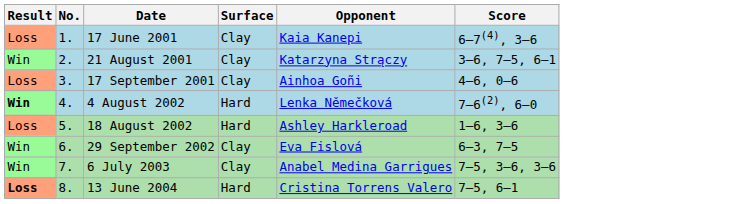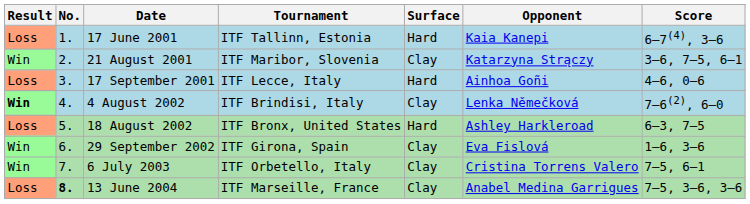+ column: (311, 15)
(236, 37) Clay -> (422, 37) Hard
(236, 80) Clay -> (422, 80) Hard
(236, 103) Hard -> (422, 103) Clay
(488, 125) 1–6, 3–6 -> (675, 125) 6–3, 7–5
(488, 146) 6–3, 7–5 -> (675, 146) 1–6, 3–6
(366, 167) Anabel Medina Garrigues -> (552, 167) Cristina Torrens Valero
(507, 167) 7–5, 3–6, 3–6 -> (675, 167) 7–5, 6–1
(23, 187) bold -> (23, 187) normal
(66, 187) normal -> (66, 187) bold
(236, 187) Hard -> (422, 187) Clay
(366, 187) Cristina Torrens Valero -> (552, 187) Anabel Medina Garrigues
(488, 187) 7–5, 6–1 -> (693, 187) 7–5, 3–6, 3–6
